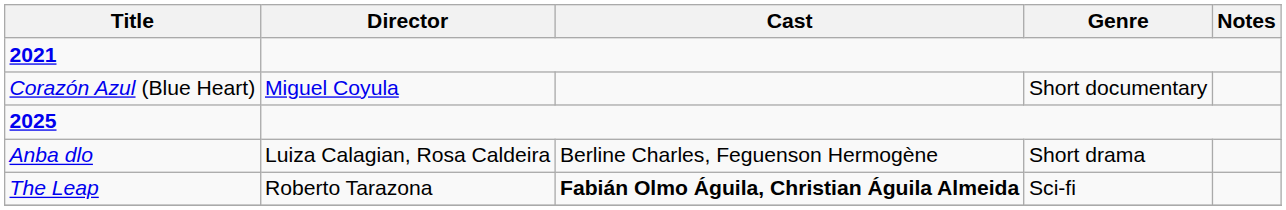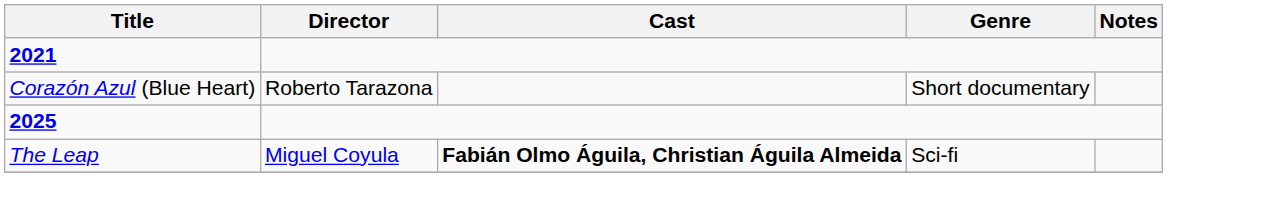(332, 88) Miguel Coyula -> (349, 88) Roberto Tarazona
- row: (51, 155)
(349, 188) Roberto Tarazona -> (332, 155) Miguel Coyula
